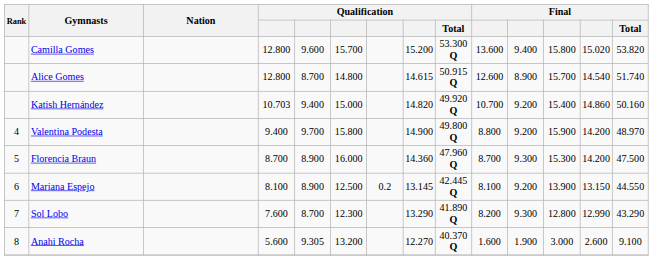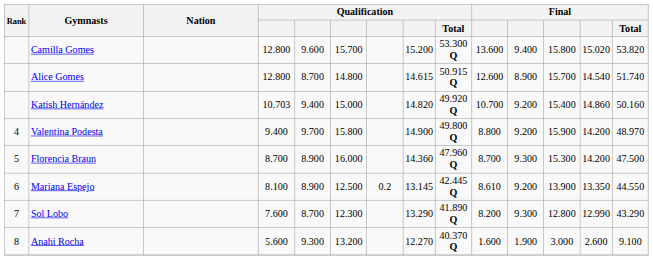(490, 186) 8.100 -> (490, 186) 8.610
(596, 186) 13.150 -> (596, 186) 13.350
(313, 241) 9.305 -> (313, 241) 9.300
